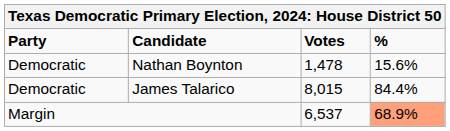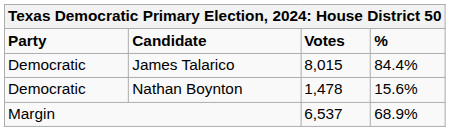rows swapped: (183, 89) <-> (187, 65)
(396, 114) lightsalmon background -> (396, 114) no background
